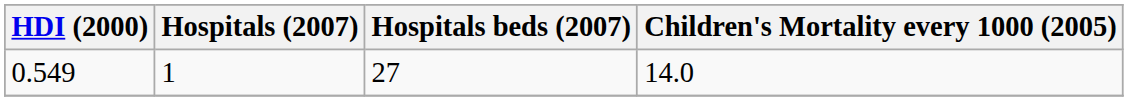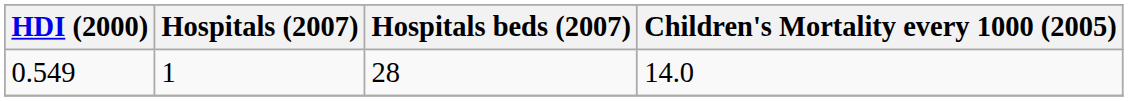(386, 72) 27 -> (386, 72) 28
